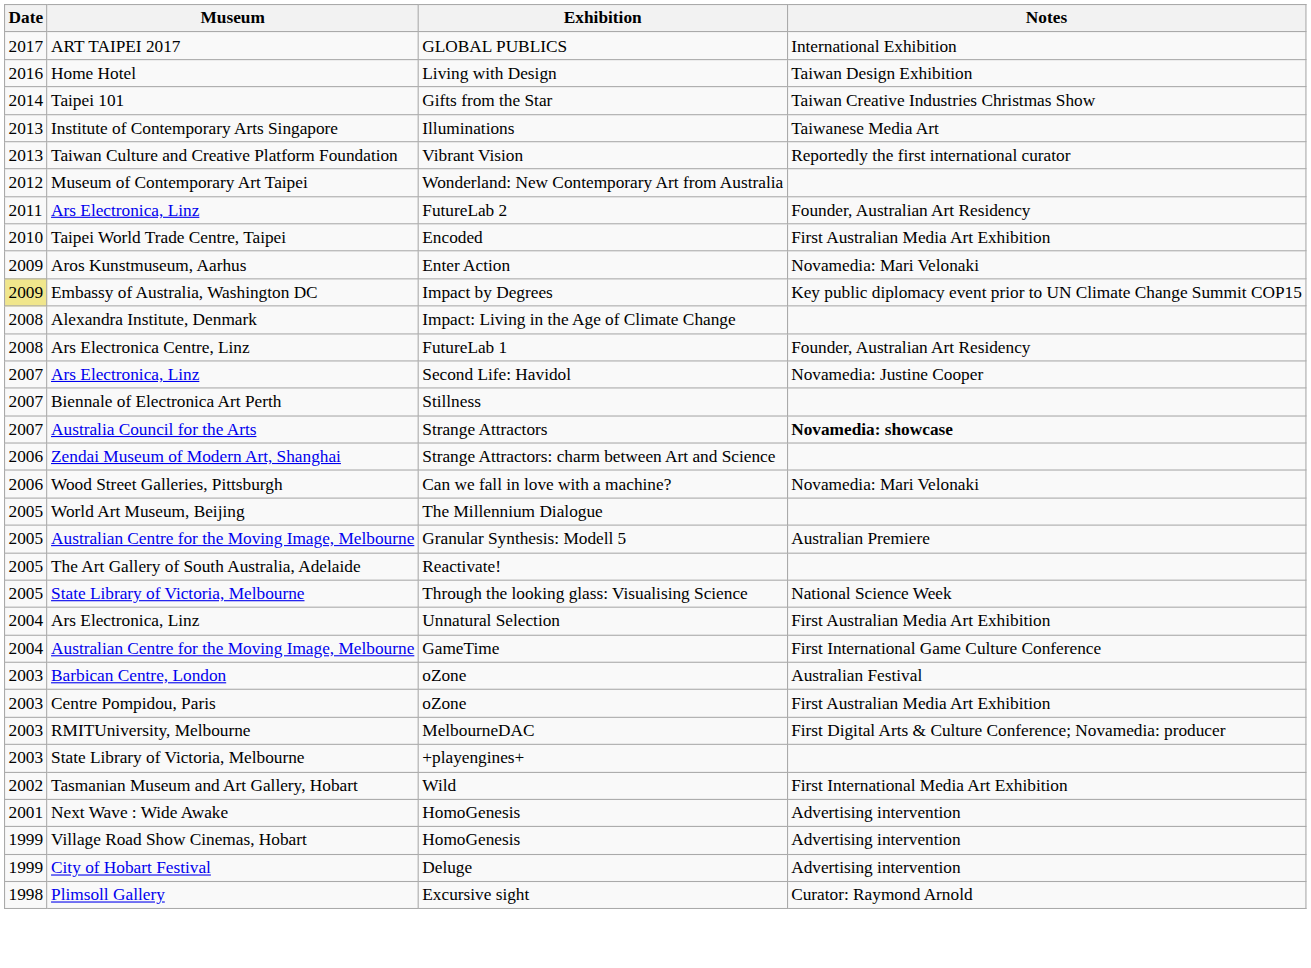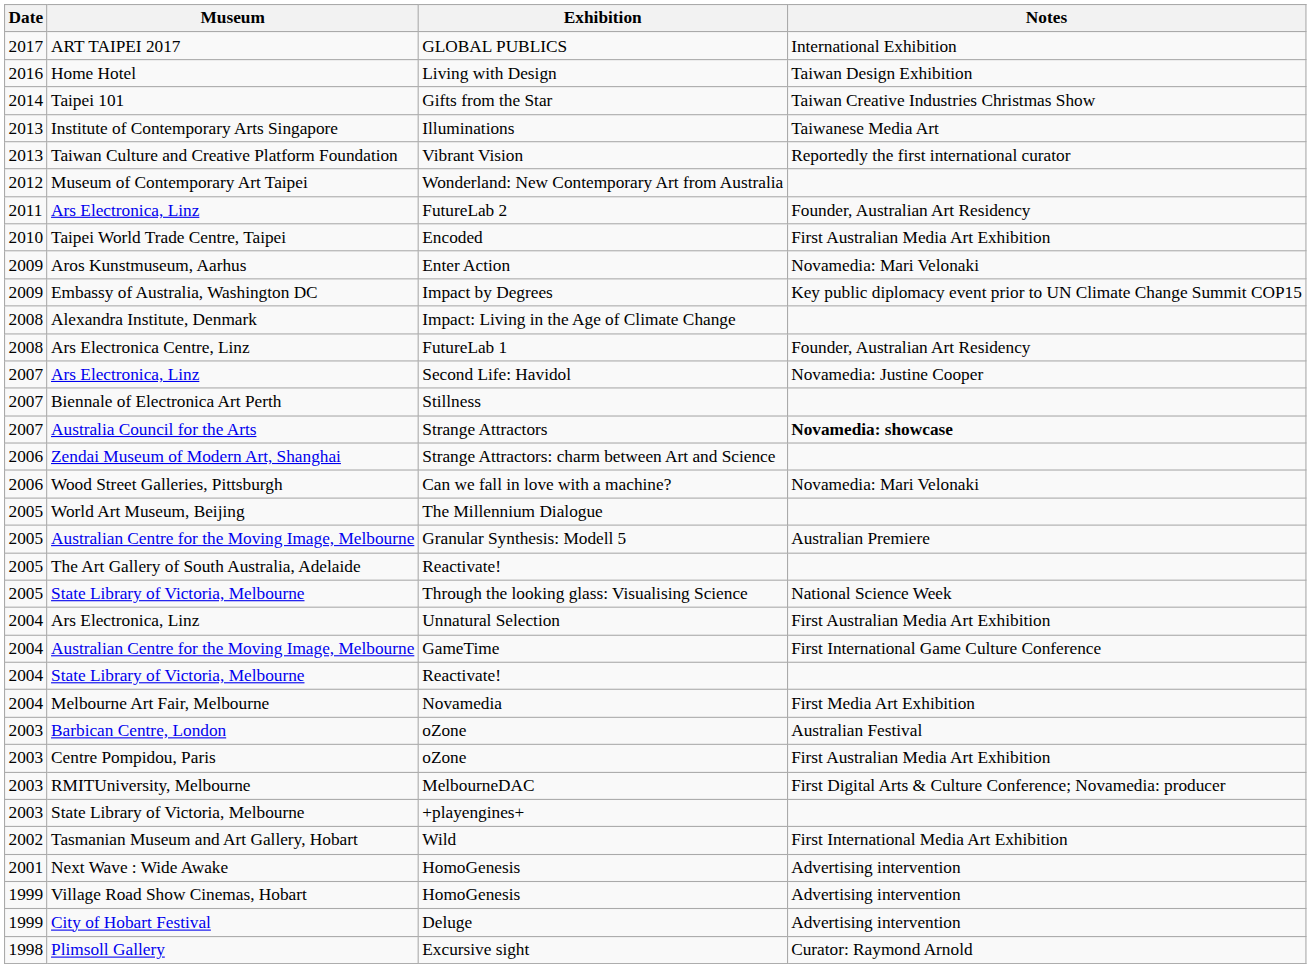(26, 292) khaki background -> (26, 292) no background
+ row: (178, 675)
+ row: (160, 703)
